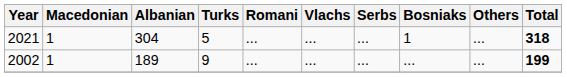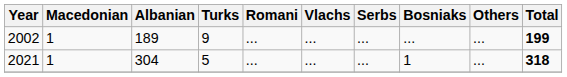rows swapped: (24, 60) <-> (24, 38)
